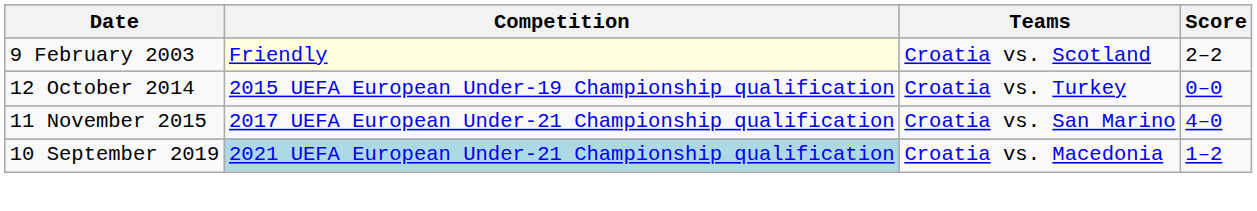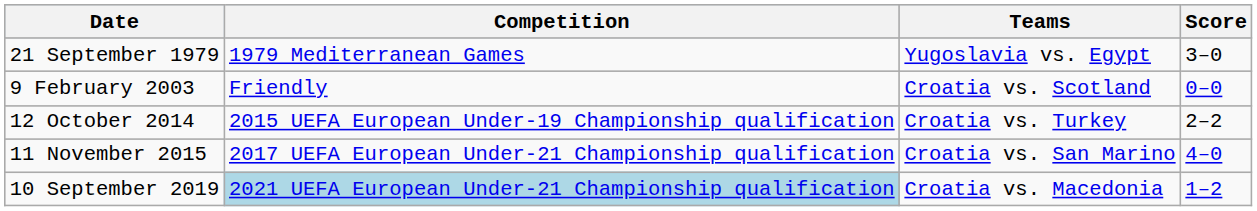+ row: (114, 55)
(278, 55) lightyellow background -> (278, 88) no background
(1204, 55) 2–2 -> (1204, 88) 0–0
(1204, 88) 0–0 -> (1204, 122) 2–2
